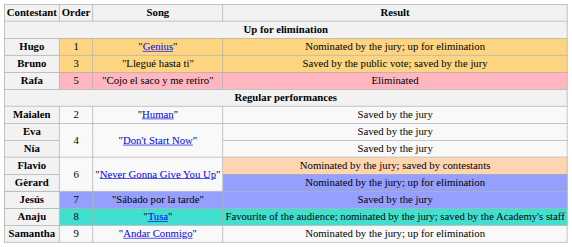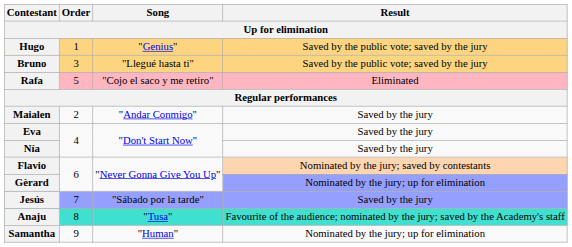(395, 47) Nominated by the jury; up for elimination -> (395, 47) Saved by the public vote; saved by the jury
(158, 115) "Human" -> (158, 115) "Andar Conmigo"
(158, 234) "Andar Conmigo" -> (158, 234) "Human"
